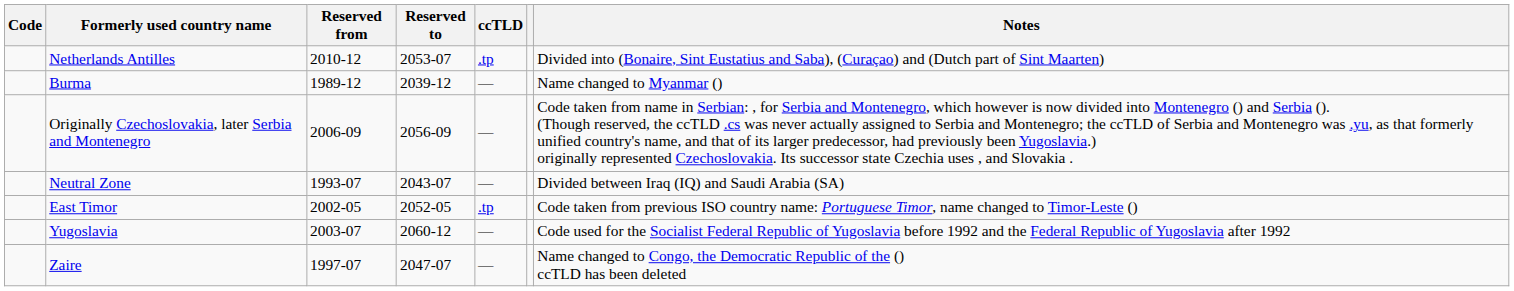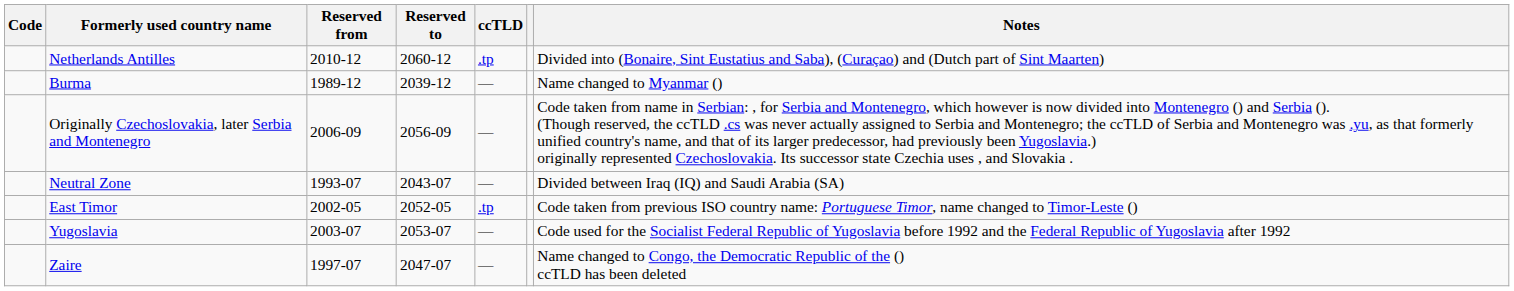(426, 58) 2053-07 -> (426, 58) 2060-12
(426, 231) 2060-12 -> (426, 231) 2053-07
